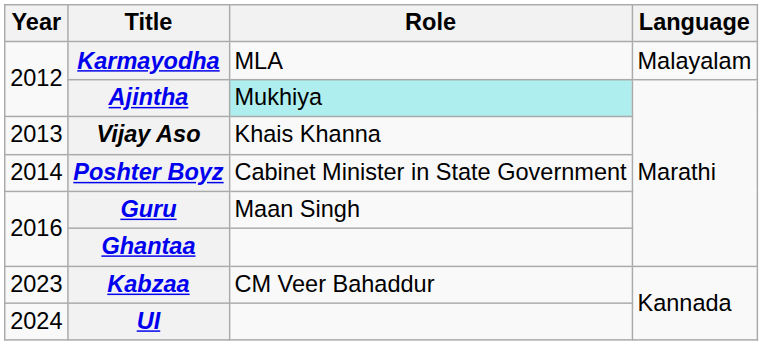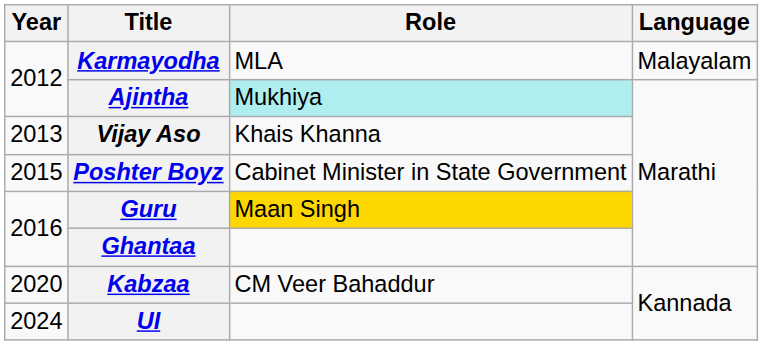(36, 172) 2014 -> (36, 172) 2015
(297, 209) no background -> (297, 209) gold background
(36, 284) 2023 -> (36, 284) 2020
